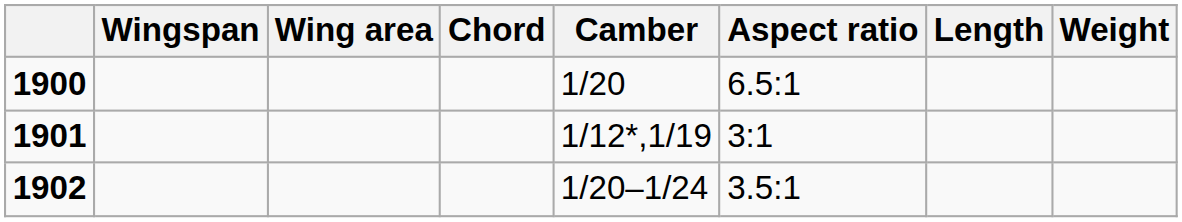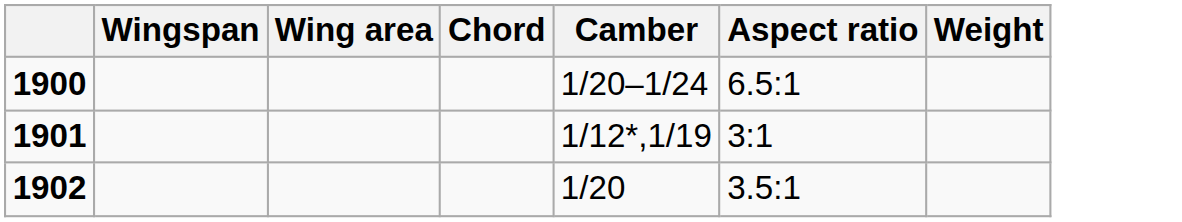- column: (989, 30)
(593, 83) 1/20 -> (635, 83) 1/20–1/24
(635, 188) 1/20–1/24 -> (593, 188) 1/20
